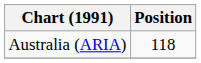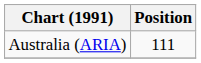(163, 44) 118 -> (163, 44) 111
